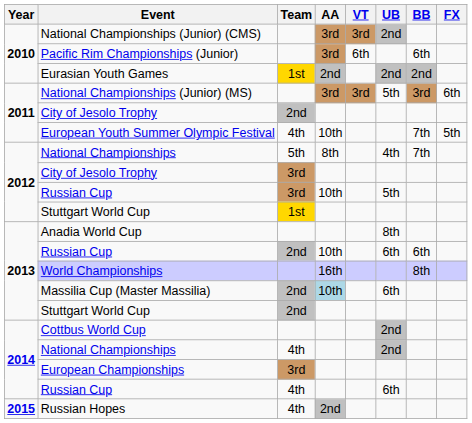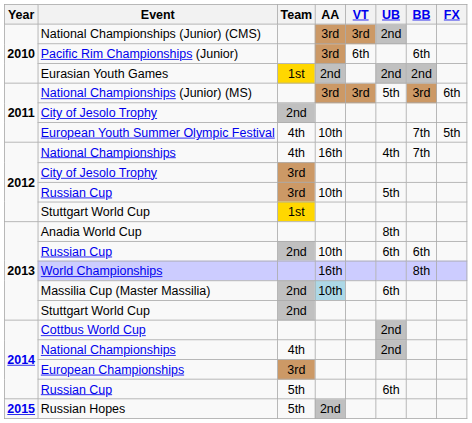(296, 153) 5th -> (296, 153) 4th
(330, 153) 8th -> (330, 153) 16th
(296, 389) 4th -> (296, 389) 5th
(296, 409) 4th -> (296, 409) 5th
